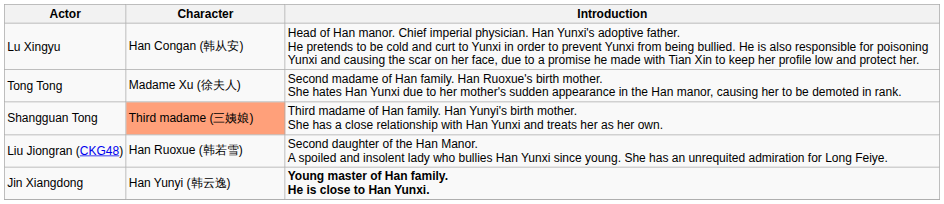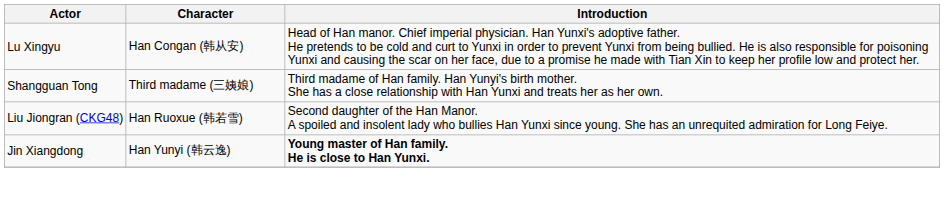- row: (35, 85)
(191, 117) lightsalmon background -> (191, 85) no background
